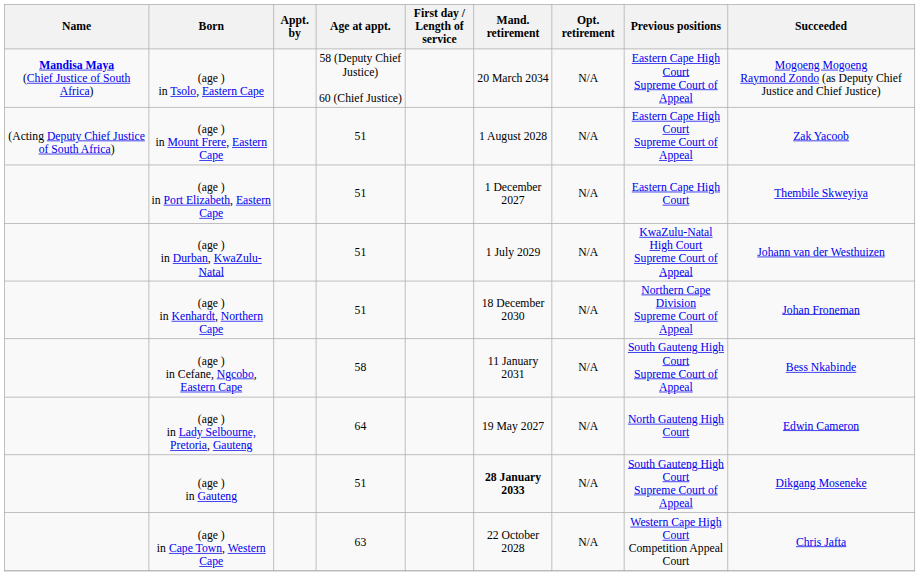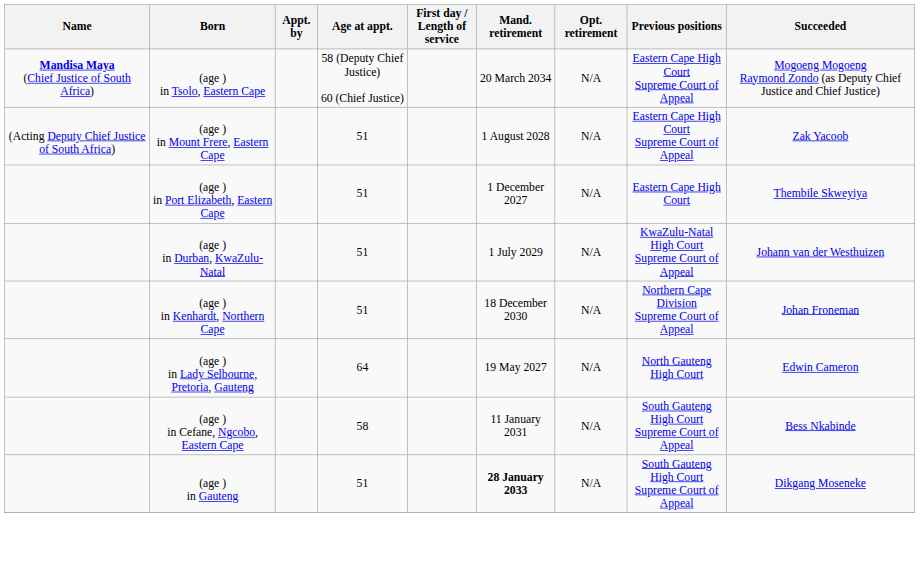rows swapped: (211, 374) <-> (211, 432)
- row: (211, 548)
